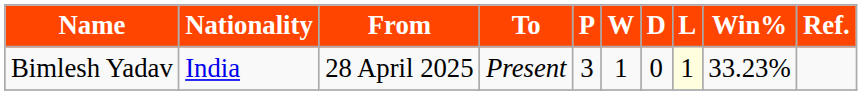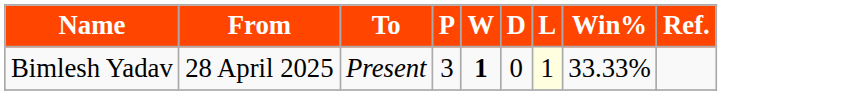- column: (249, 25)
(621, 68) normal -> (481, 68) bold
(749, 68) 33.23% -> (609, 68) 33.33%
